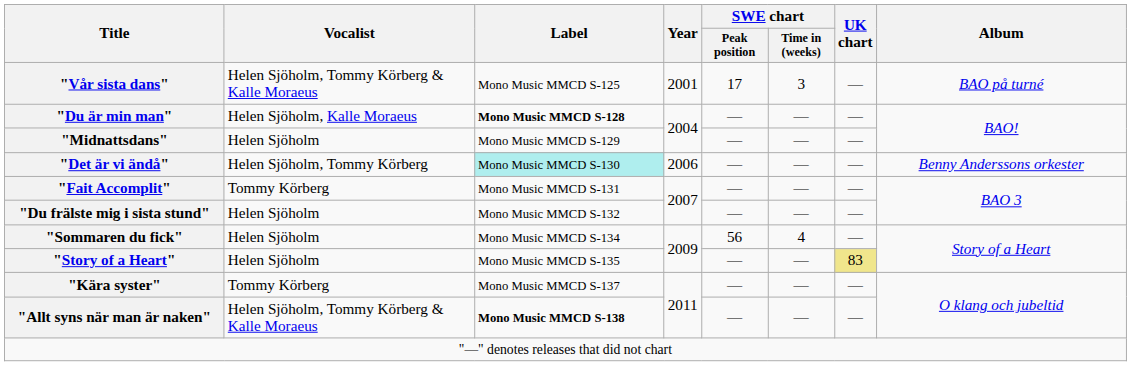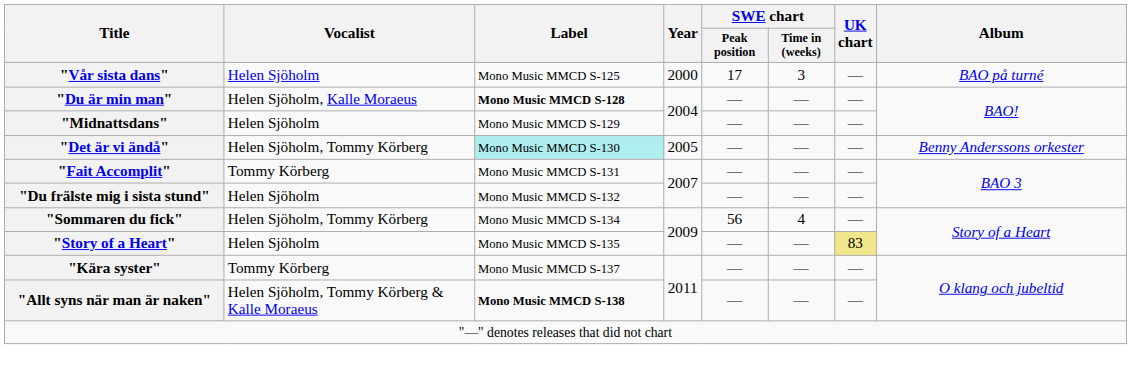(336, 83) Helen Sjöholm, Tommy Körberg & Kalle Moraeus -> (274, 74) Helen Sjöholm
(683, 83) 2001 -> (683, 74) 2000
(683, 164) 2006 -> (683, 147) 2005
(274, 236) Helen Sjöholm -> (328, 219) Helen Sjöholm, Tommy Körberg
